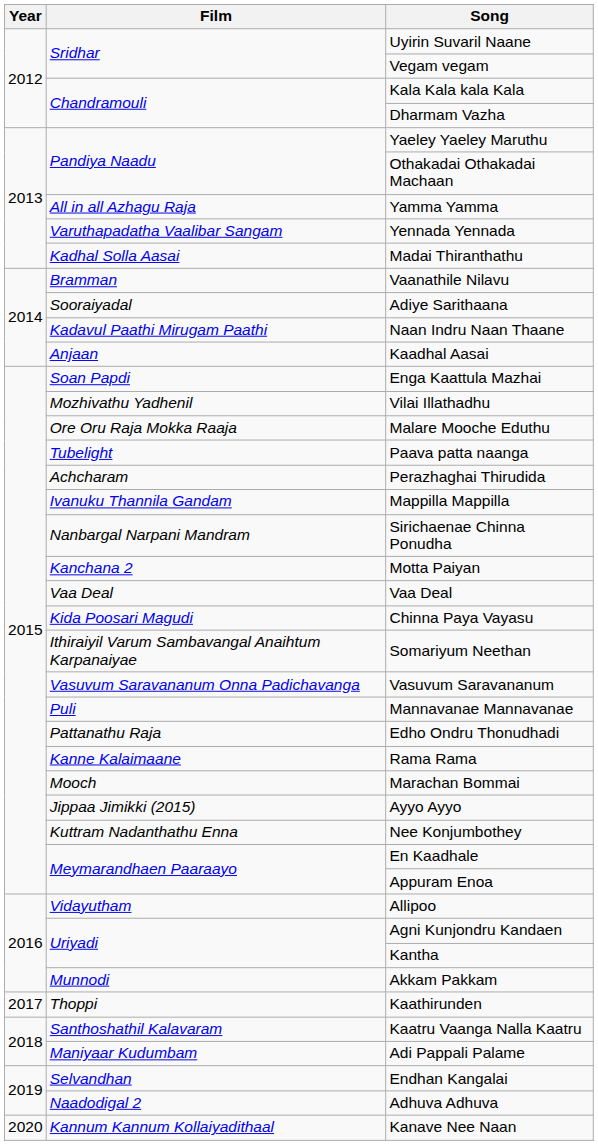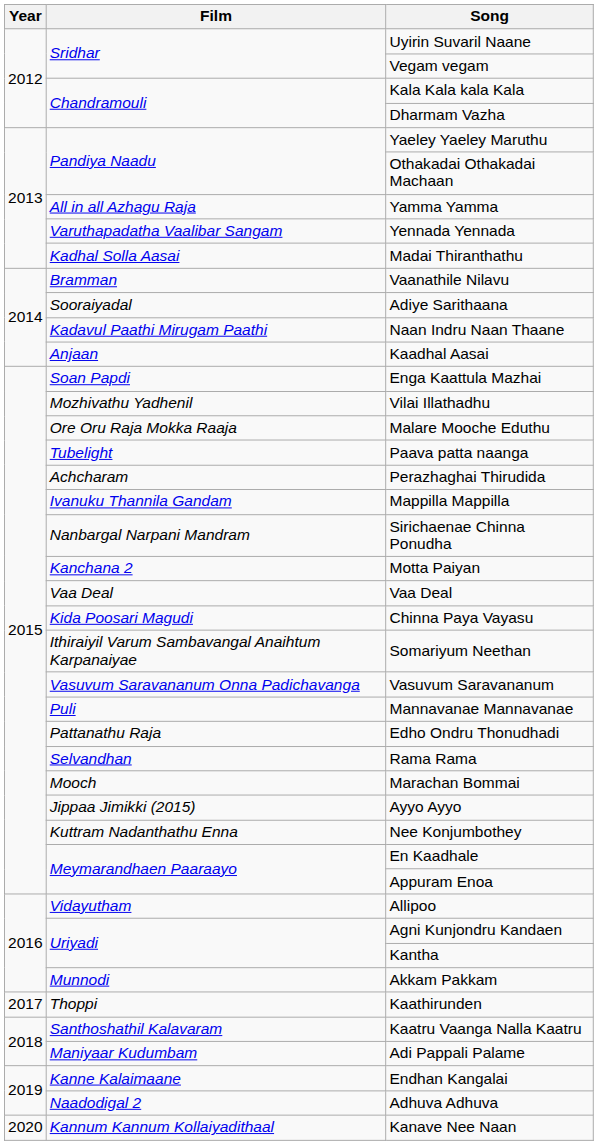(115, 758) Kanne Kalaimaane -> (91, 758) Selvandhan
(91, 1078) Selvandhan -> (115, 1078) Kanne Kalaimaane
